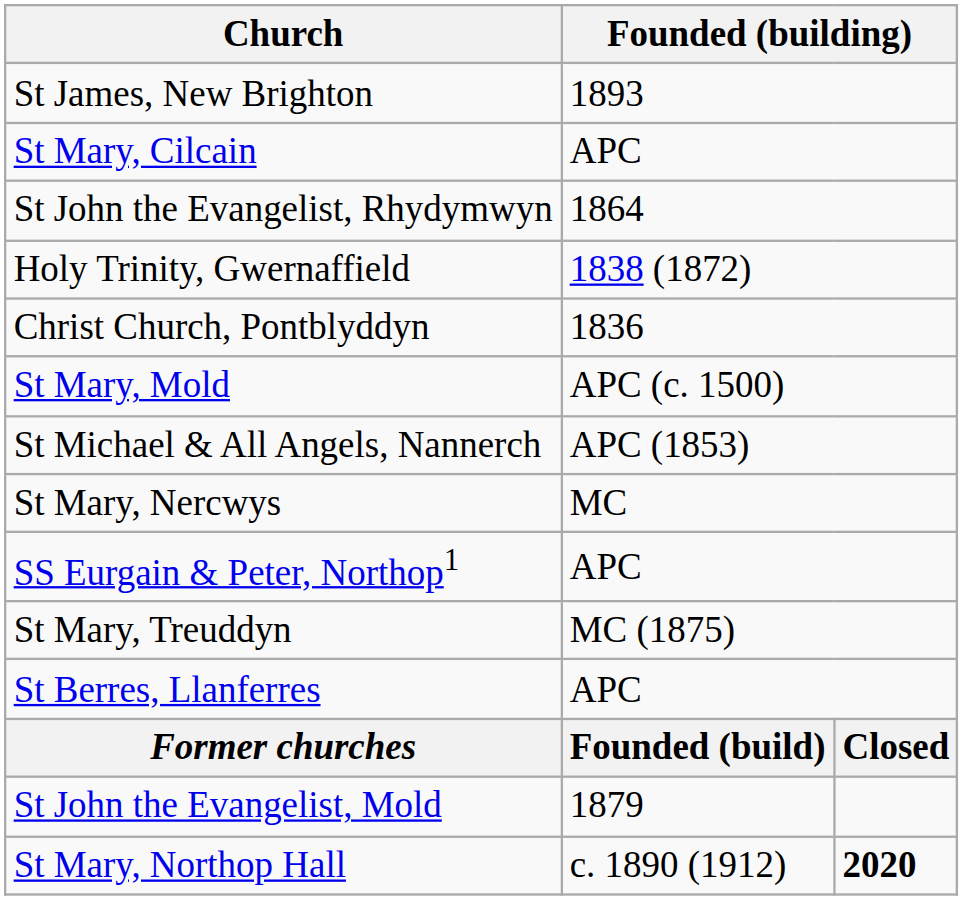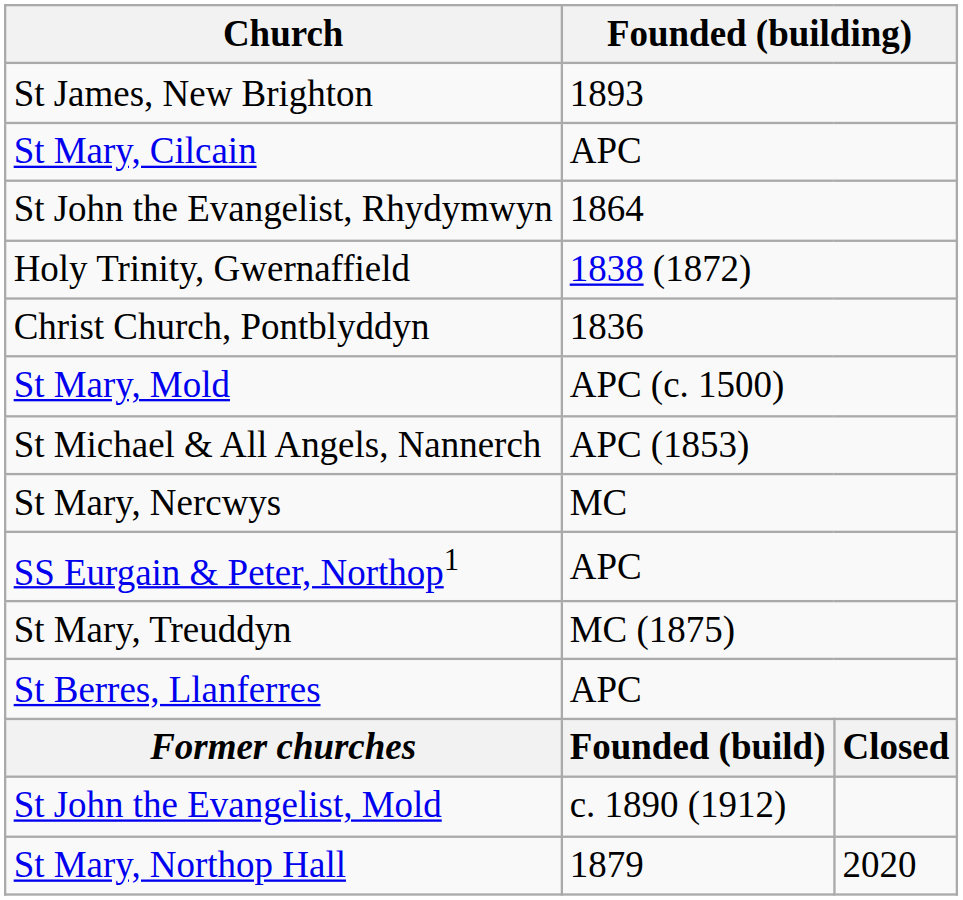(607, 805) 1879 -> (678, 805) c. 1890 (1912)
(678, 864) c. 1890 (1912) -> (607, 864) 1879
(879, 864) bold -> (879, 864) normal
